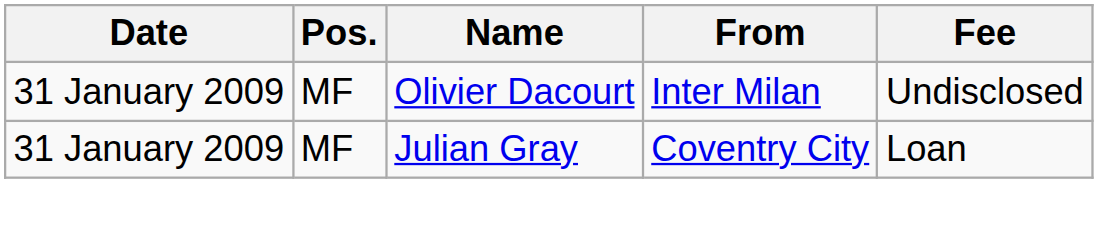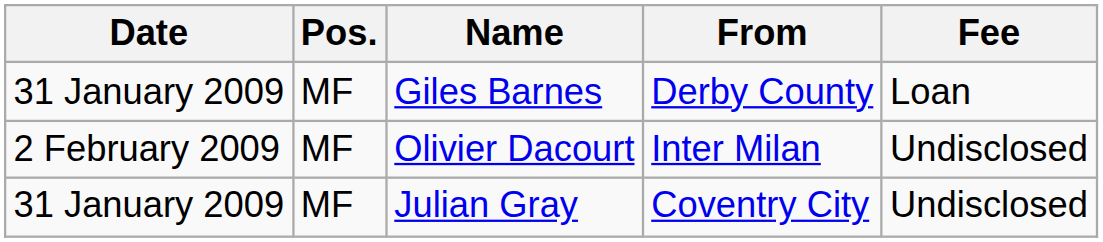+ row: (498, 90)
(149, 90) 31 January 2009 -> (147, 148) 2 February 2009
(926, 148) Loan -> (989, 206) Undisclosed
